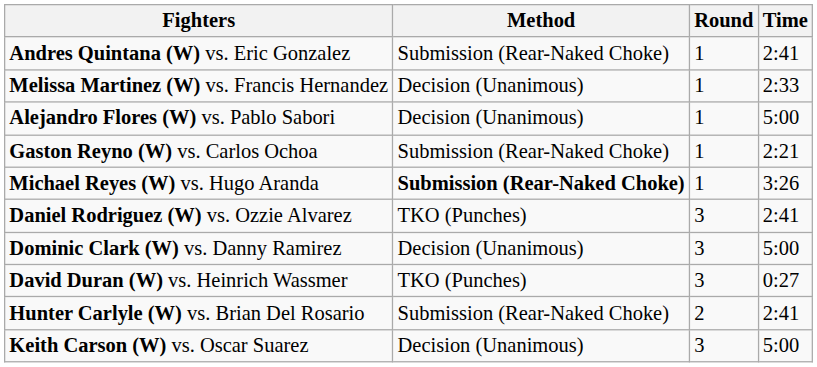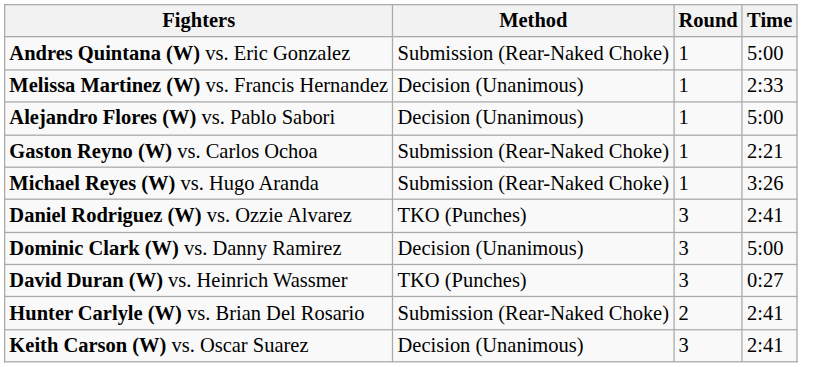(781, 53) 2:41 -> (765, 53) 5:00
(541, 183) bold -> (533, 183) normal
(781, 345) 5:00 -> (765, 345) 2:41
